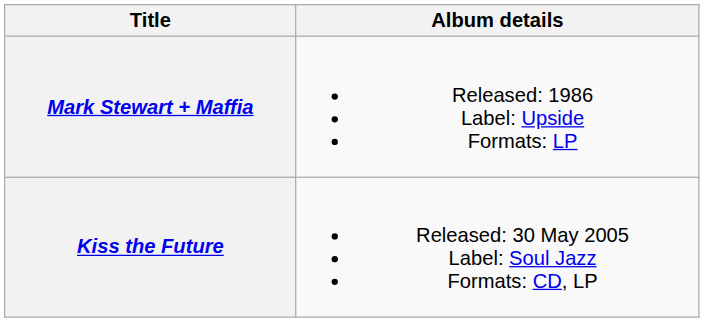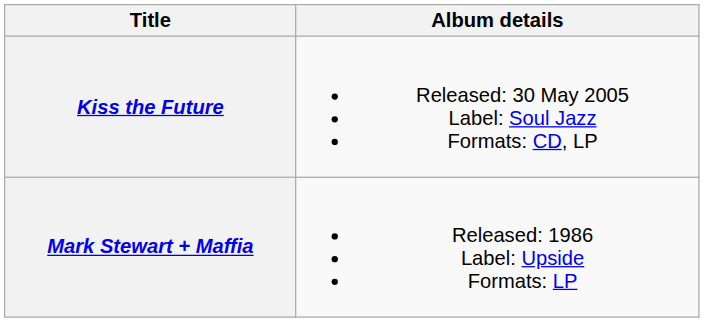rows swapped: (150, 106) <-> (150, 246)
